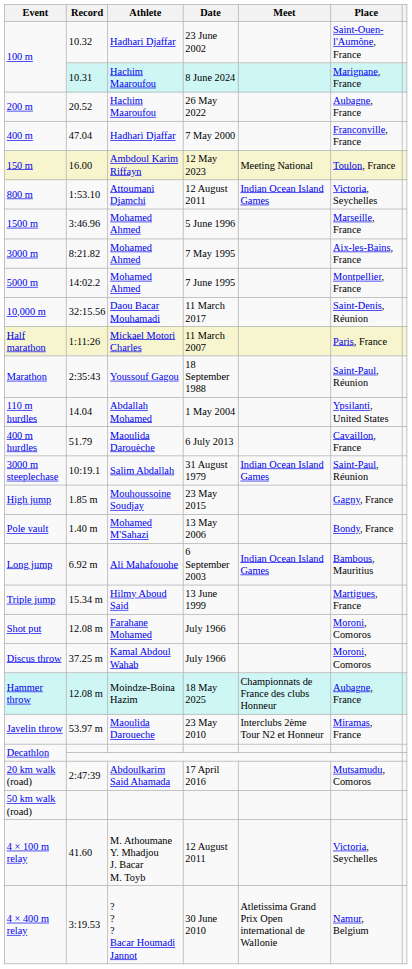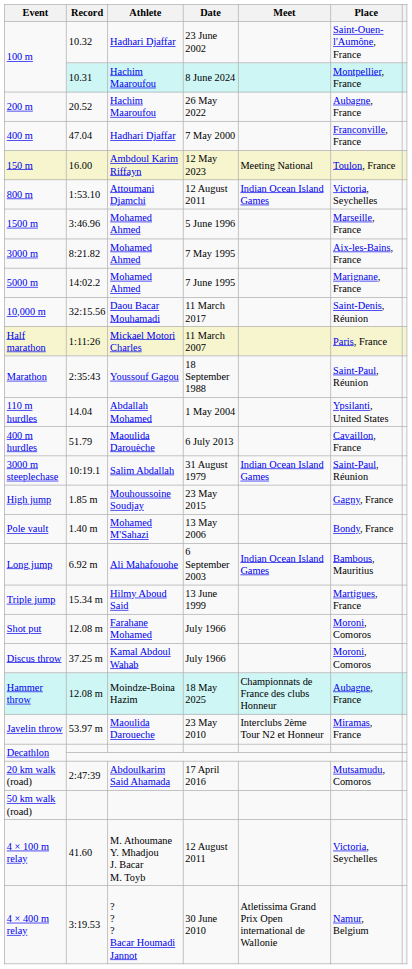(357, 77) Marignane, France -> (359, 77) Montpellier, France
(359, 282) Montpellier, France -> (357, 282) Marignane, France
